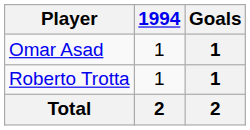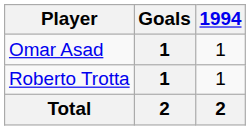columns swapped: (215, 19) <-> (159, 19)
